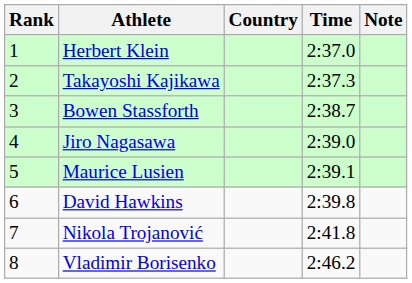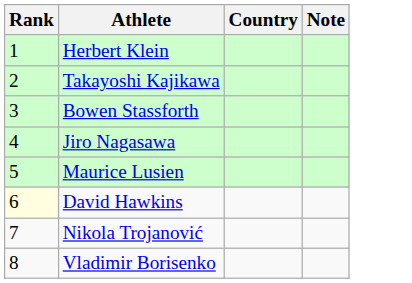- column: (331, 19)
(14, 202) no background -> (14, 202) lightyellow background
